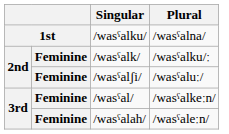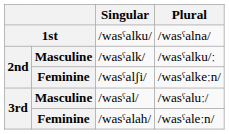(61, 56) Feminine -> (63, 56) Masculine
(178, 77) /wasˤaluː/ -> (189, 77) /wasˤalkeːn/
(61, 98) Feminine -> (63, 98) Masculine
(184, 98) /wasˤalkeːn/ -> (183, 98) /wasˤaluː/
